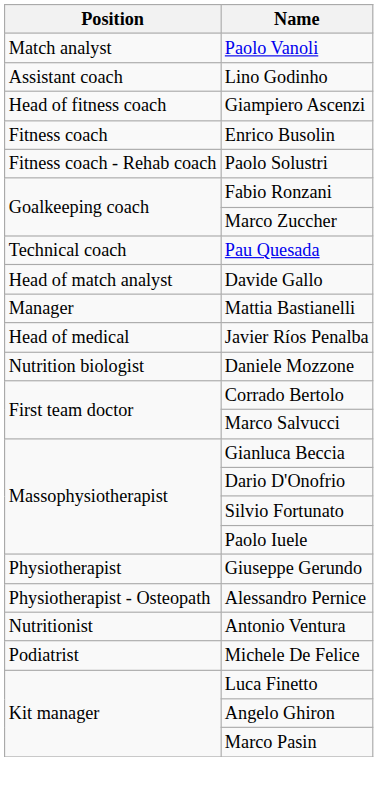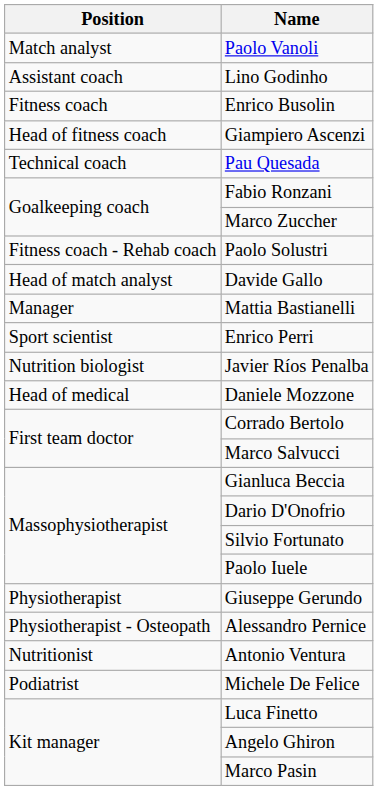rows swapped: (295, 105) <-> (280, 134)
rows swapped: (276, 163) <-> (272, 250)
+ row: (269, 337)
(69, 337) Head of medical -> (76, 366) Nutrition biologist
(76, 366) Nutrition biologist -> (69, 395) Head of medical
